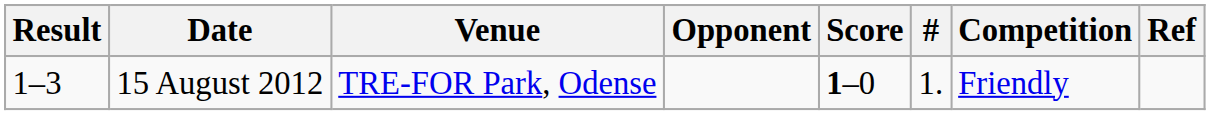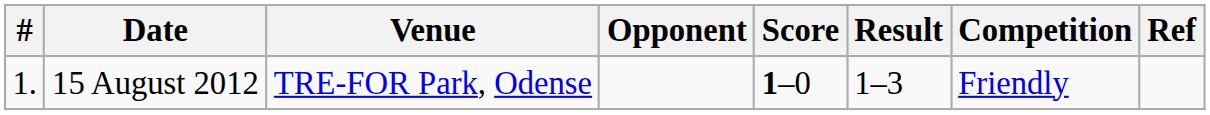columns swapped: (931, 30) <-> (57, 30)
